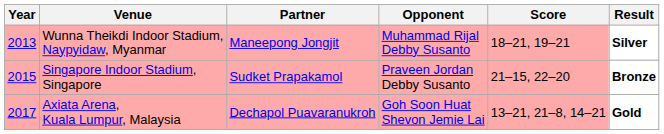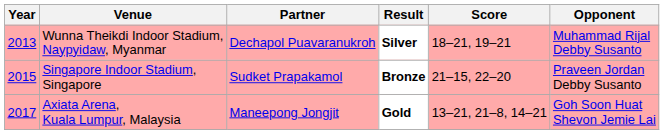columns swapped: (433, 15) <-> (634, 15)
(284, 43) Maneepong Jongjit -> (302, 43) Dechapol Puavaranukroh
(302, 113) Dechapol Puavaranukroh -> (284, 113) Maneepong Jongjit
